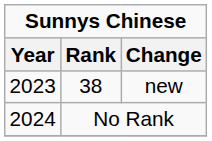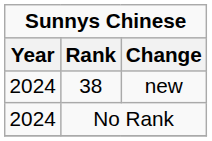(33, 87) 2023 -> (33, 87) 2024
